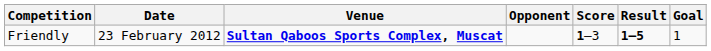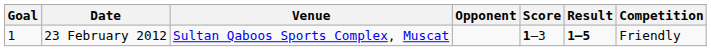columns swapped: (688, 15) <-> (50, 15)
(365, 36) bold -> (311, 36) normal
